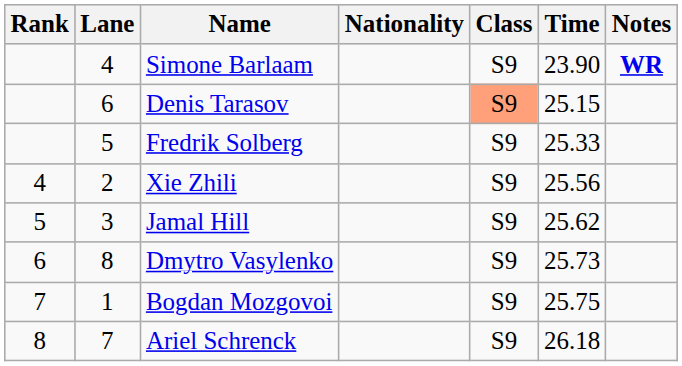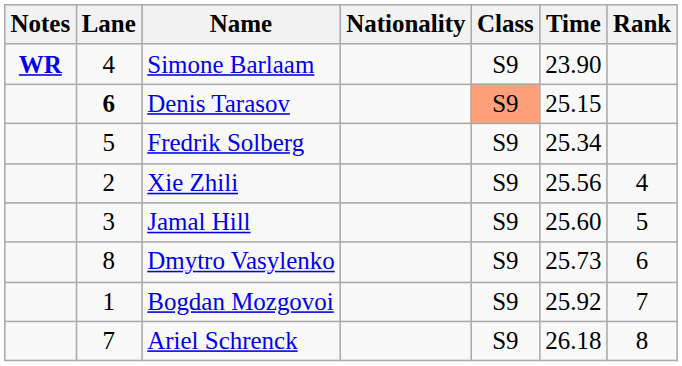columns swapped: (40, 24) <-> (641, 24)
(107, 103) normal -> (109, 103) bold
(572, 143) 25.33 -> (573, 143) 25.34
(572, 222) 25.62 -> (573, 222) 25.60
(572, 301) 25.75 -> (573, 301) 25.92
